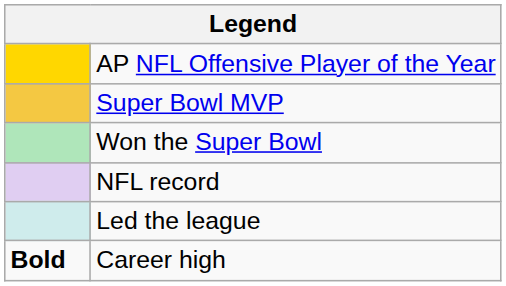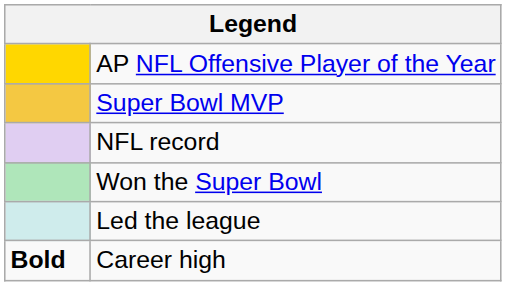rows swapped: (209, 142) <-> (158, 181)
